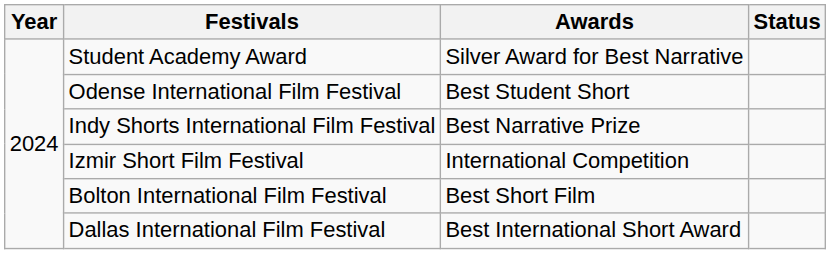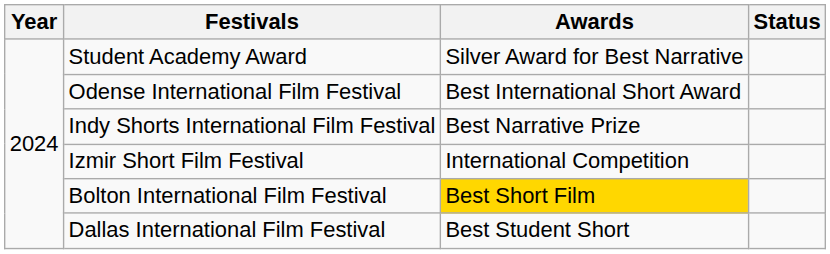(537, 91) Best Student Short -> (593, 91) Best International Short Award
(520, 195) no background -> (520, 195) gold background
(593, 230) Best International Short Award -> (537, 230) Best Student Short
